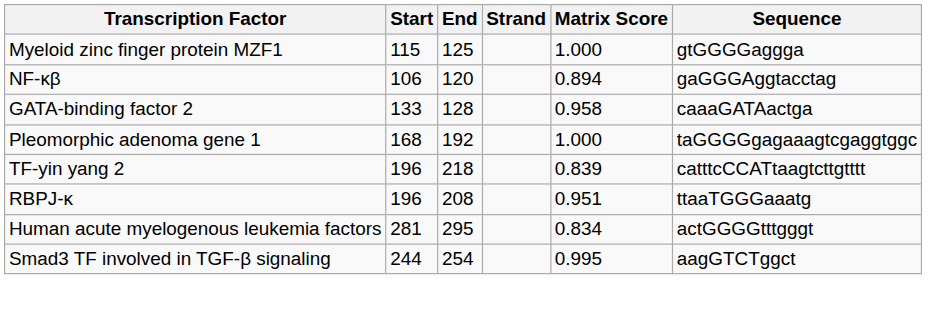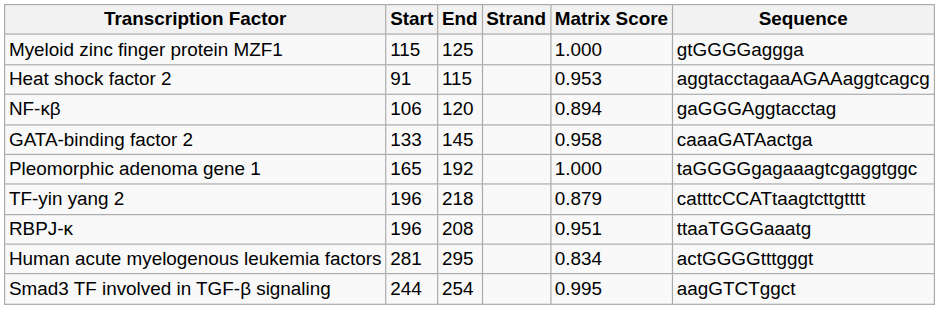+ row: (90, 79)
(458, 109) 128 -> (458, 139) 145
(406, 139) 168 -> (406, 169) 165
(578, 169) 0.839 -> (578, 199) 0.879
